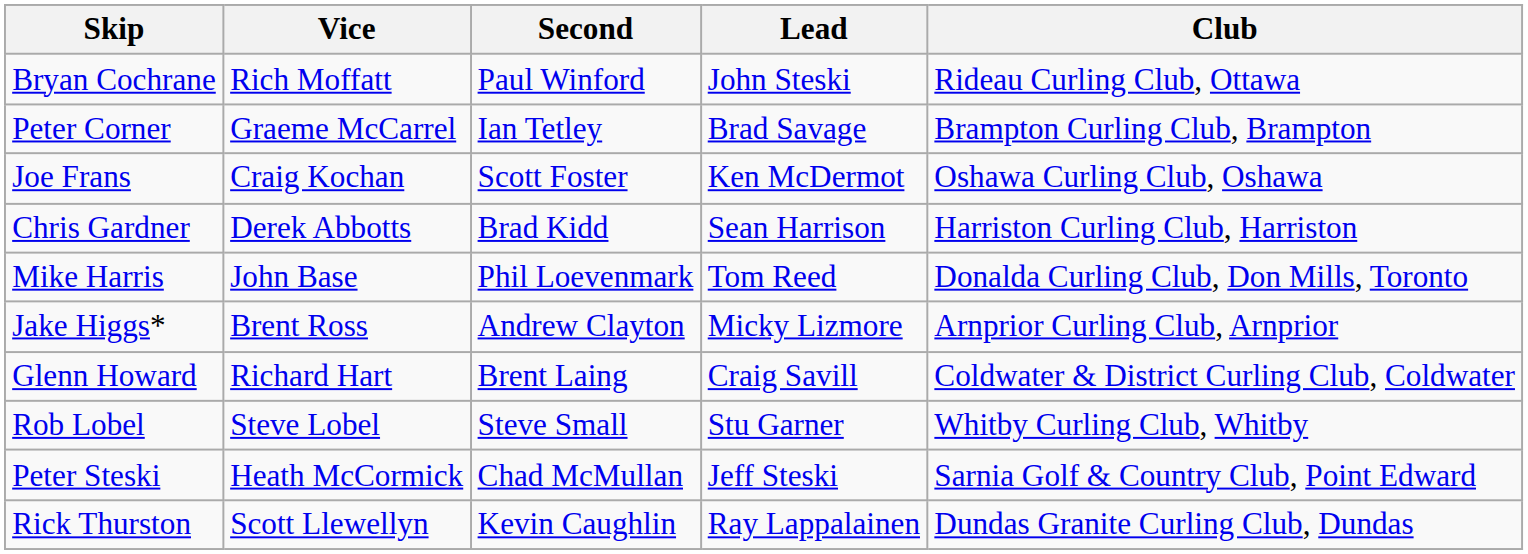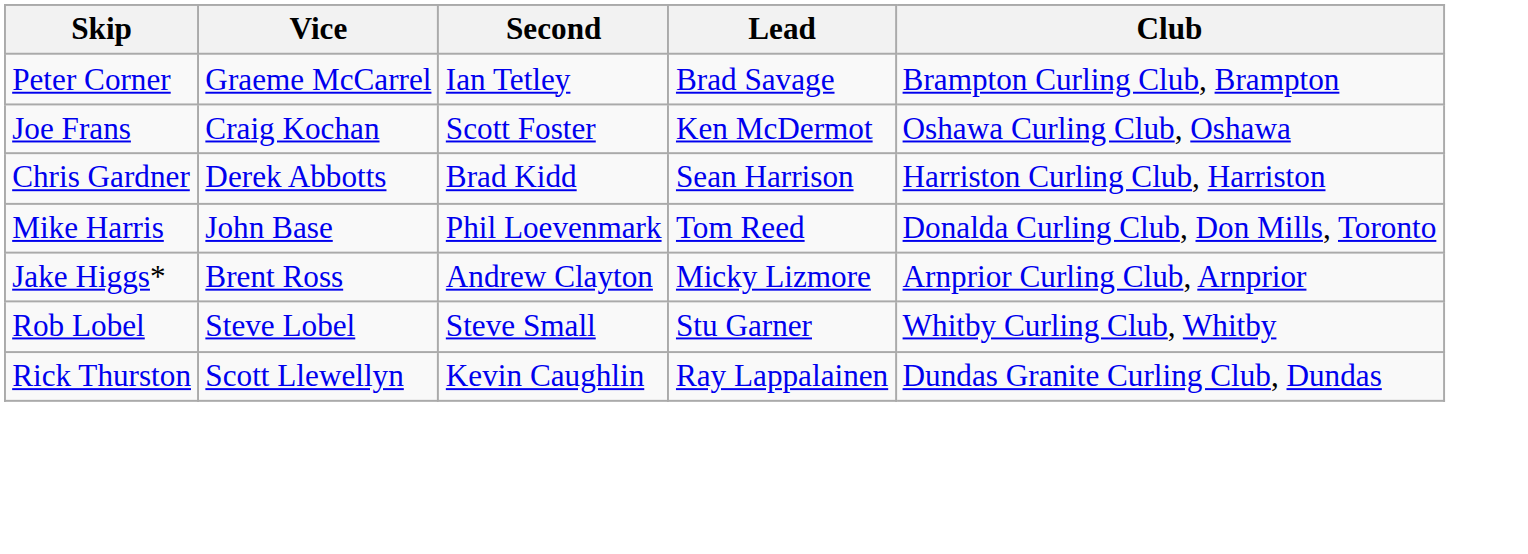- row: (114, 78)
- row: (104, 375)
- row: (86, 474)
